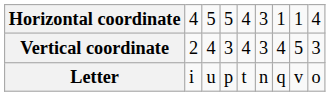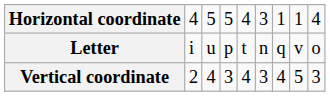rows swapped: (95, 47) <-> (95, 76)
